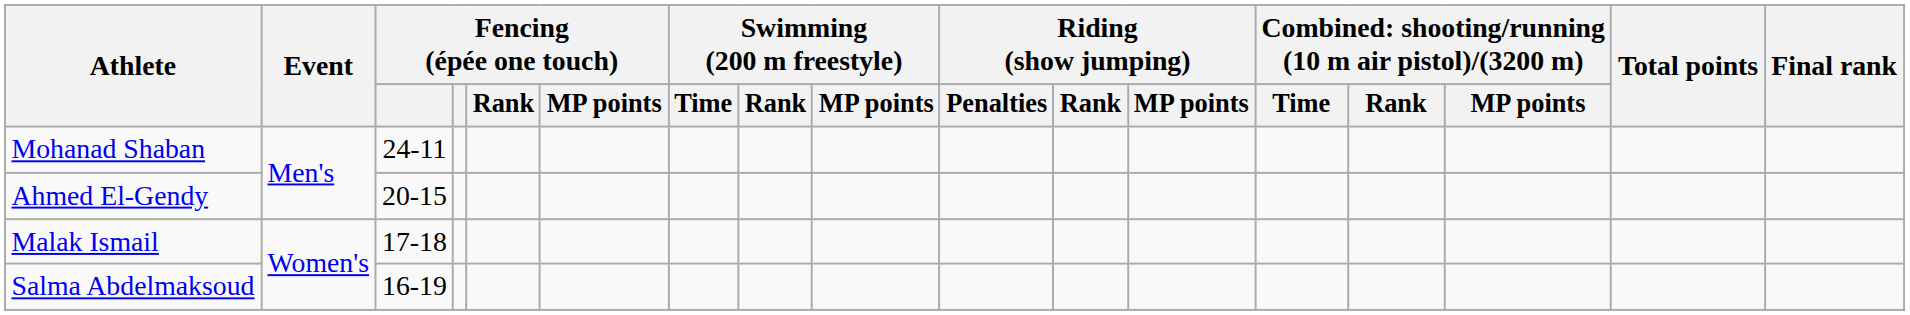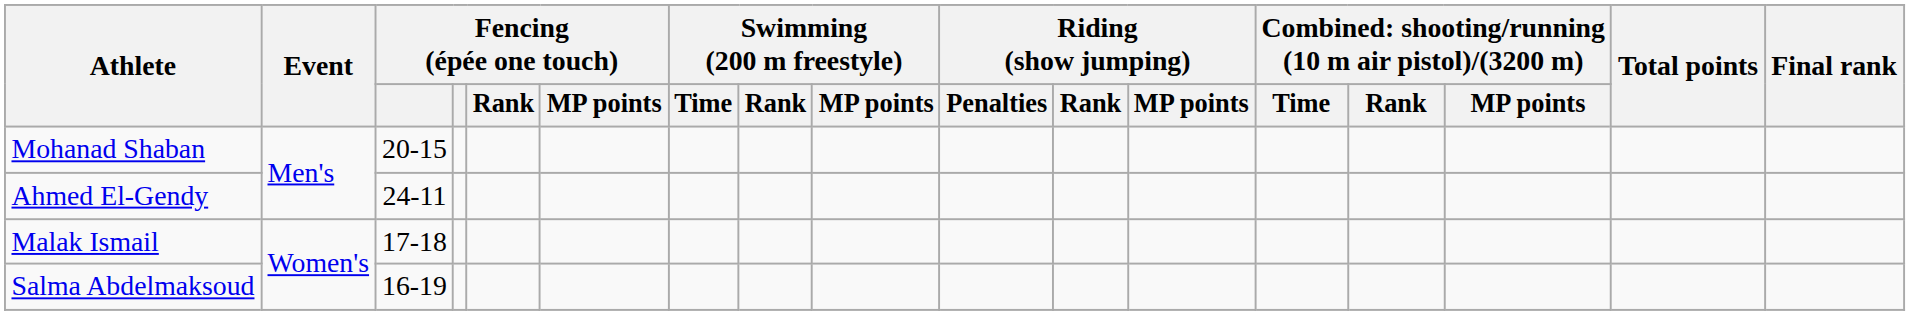(414, 149) 24-11 -> (414, 149) 20-15
(414, 195) 20-15 -> (414, 195) 24-11
